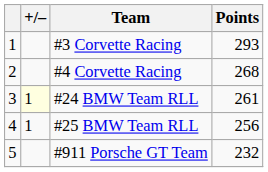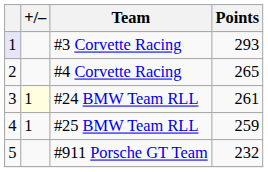(12, 45) no background -> (12, 45) lavender background
(247, 72) 268 -> (247, 72) 265
(247, 126) 256 -> (247, 126) 259
